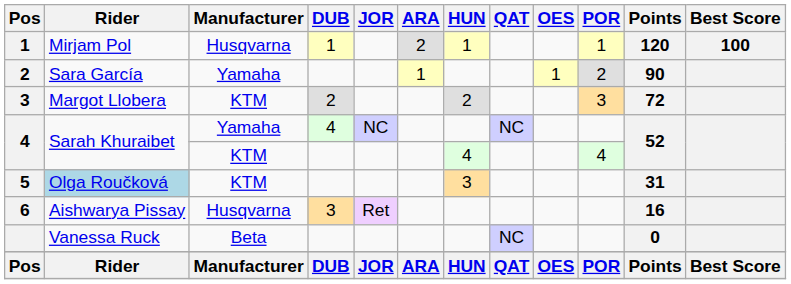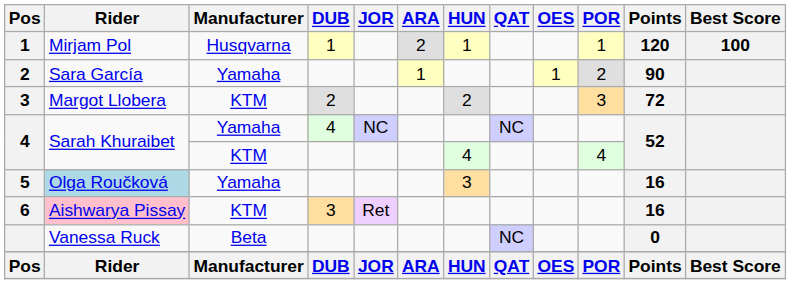(249, 183) KTM -> (249, 183) Yamaha
(655, 183) 31 -> (655, 183) 16
(117, 210) no background -> (117, 210) pink background
(249, 210) Husqvarna -> (249, 210) KTM
